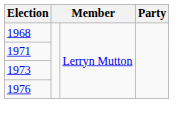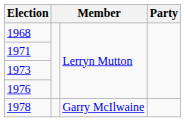+ row: (19, 107)
